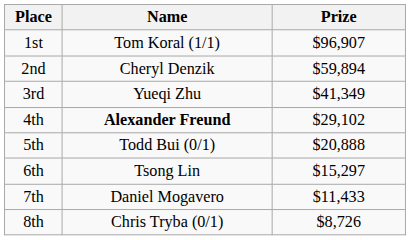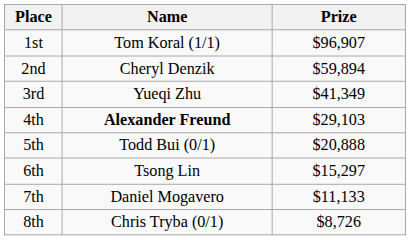(339, 119) $29,102 -> (339, 119) $29,103
(339, 196) $11,433 -> (339, 196) $11,133
